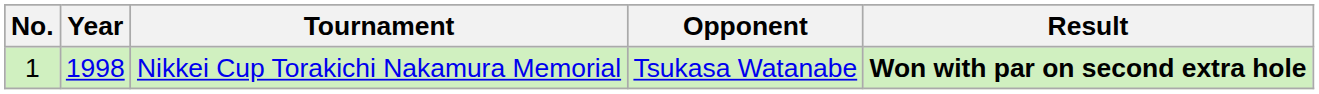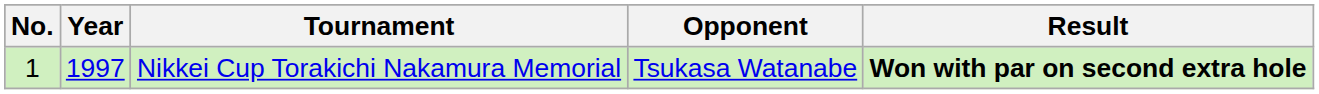(95, 68) 1998 -> (95, 68) 1997
